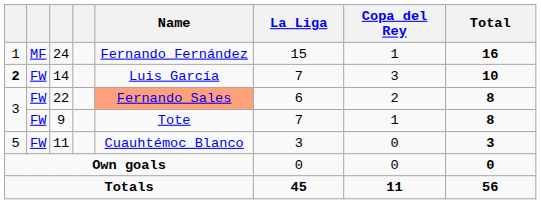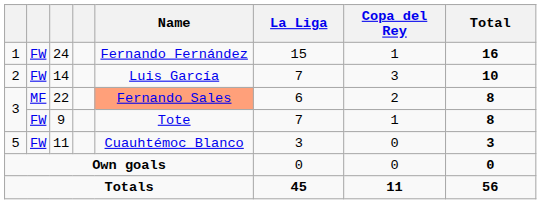(38, 54) MF -> (38, 54) FW
(16, 76) bold -> (16, 76) normal
(38, 98) FW -> (38, 98) MF
